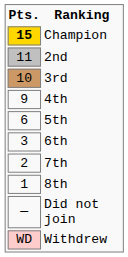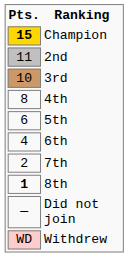(24, 99) 9 -> (24, 99) 8
(24, 142) 3 -> (24, 142) 4
(24, 184) normal -> (24, 184) bold
